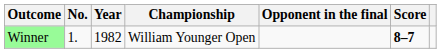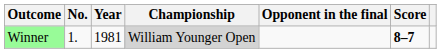(108, 37) 1982 -> (108, 37) 1981
(192, 37) no background -> (192, 37) lightgrey background
